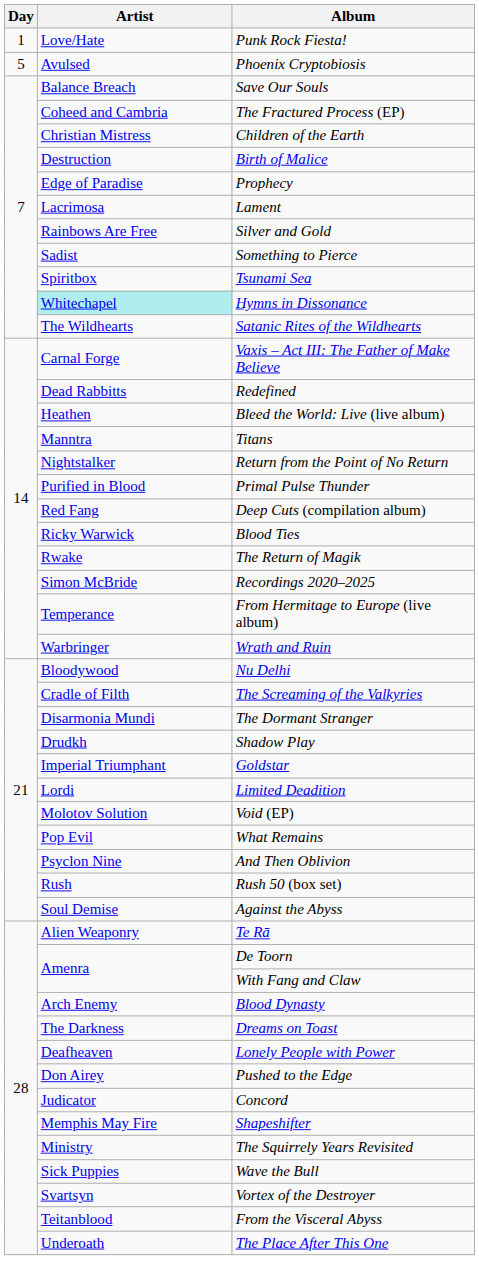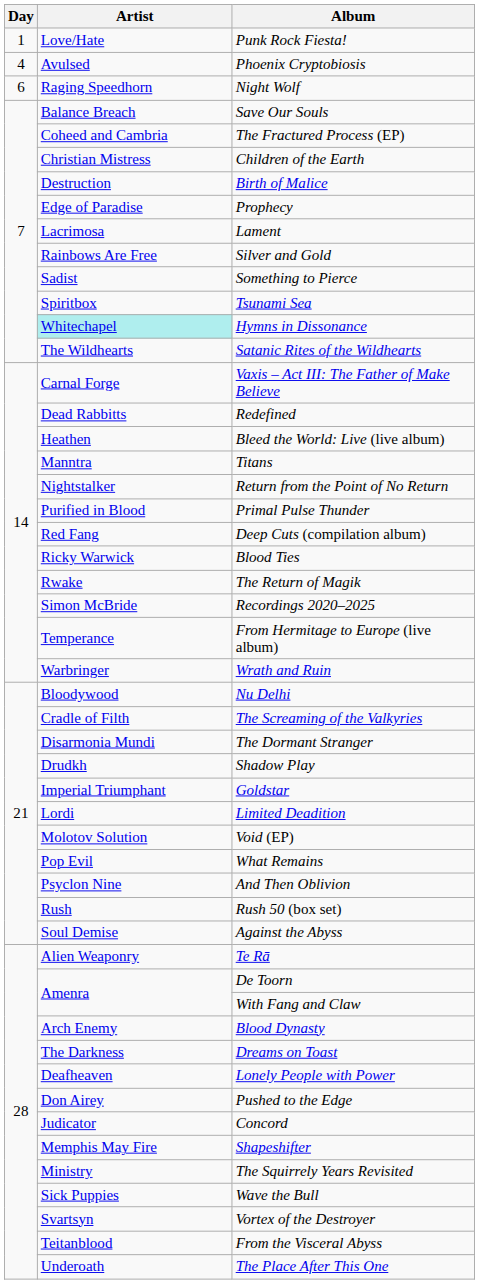(21, 64) 5 -> (21, 64) 4
+ row: (268, 87)
